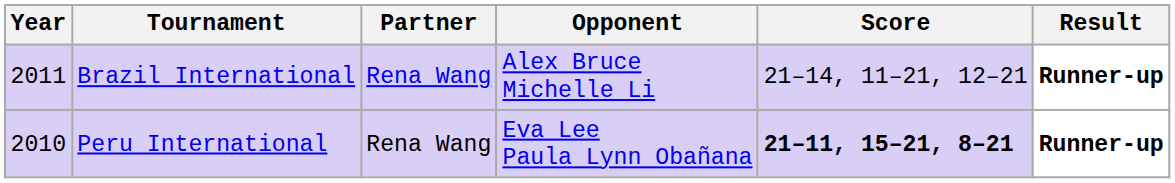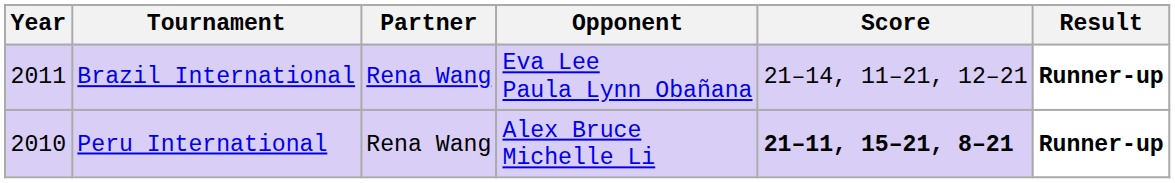(579, 77) Alex Bruce Michelle Li -> (627, 77) Eva Lee Paula Lynn Obañana
(627, 144) Eva Lee Paula Lynn Obañana -> (579, 144) Alex Bruce Michelle Li
